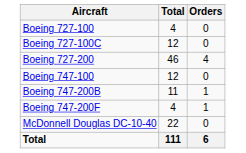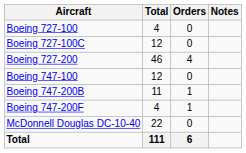+ column: (225, 12)
